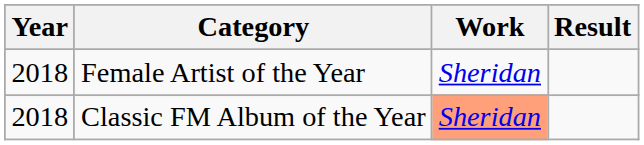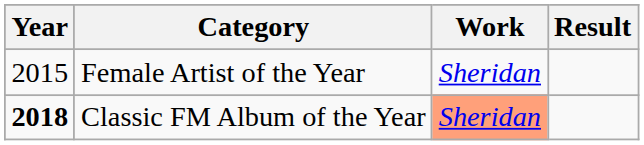(40, 71) 2018 -> (40, 71) 2015
(40, 116) normal -> (40, 116) bold
